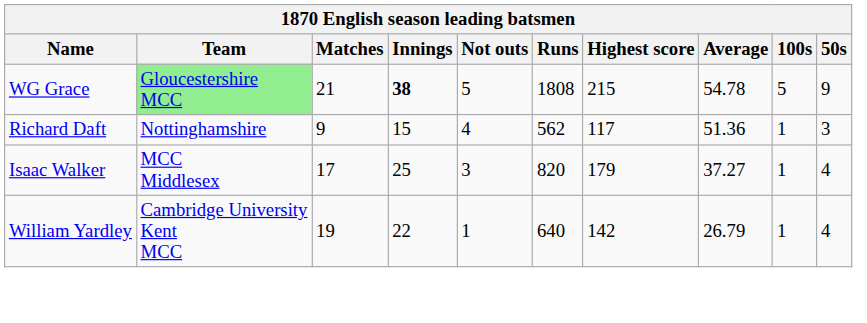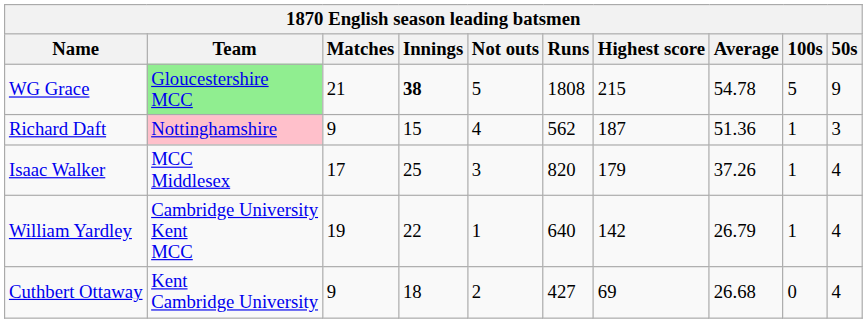(203, 129) no background -> (214, 129) pink background
(601, 129) 117 -> (612, 129) 187
(724, 169) 37.27 -> (735, 169) 37.26
+ row: (76, 292)
